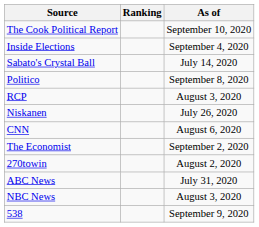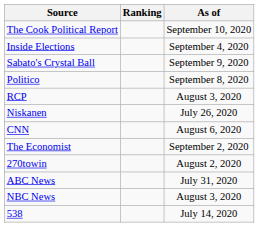(209, 63) July 14, 2020 -> (209, 63) September 9, 2020
(209, 213) September 9, 2020 -> (209, 213) July 14, 2020
